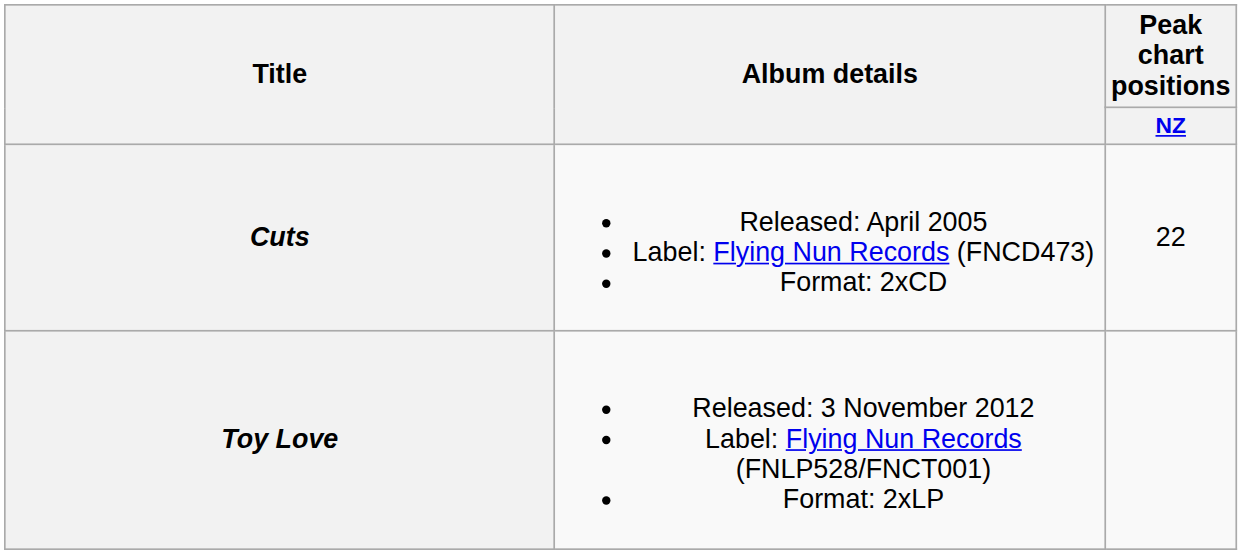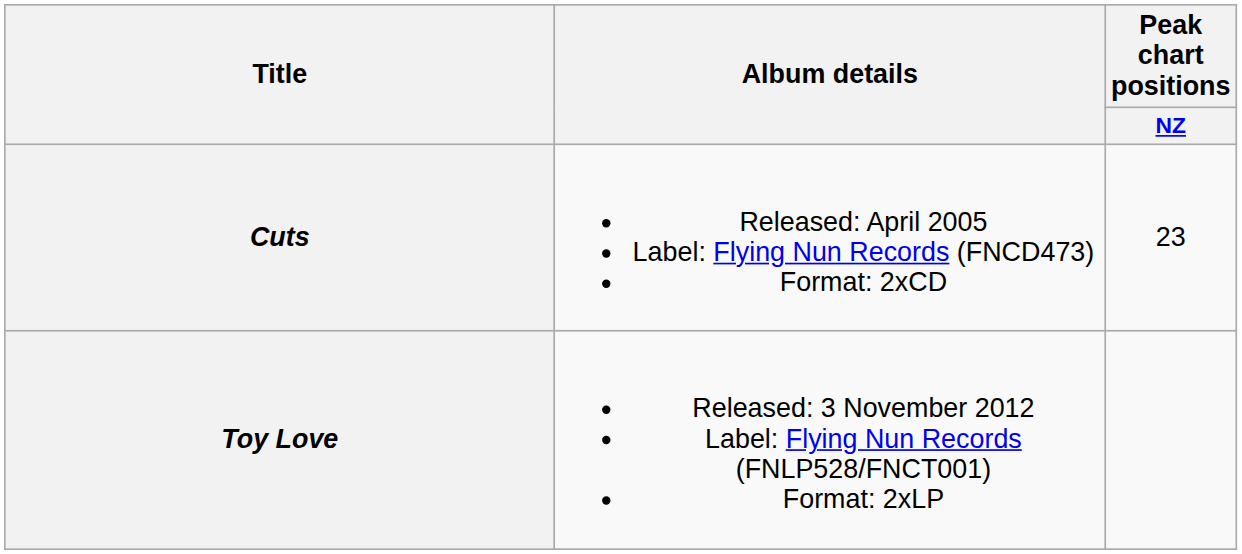(1171, 237) 22 -> (1171, 237) 23
